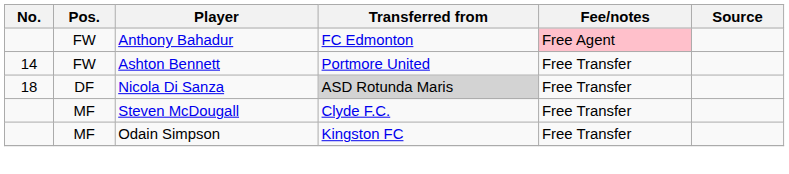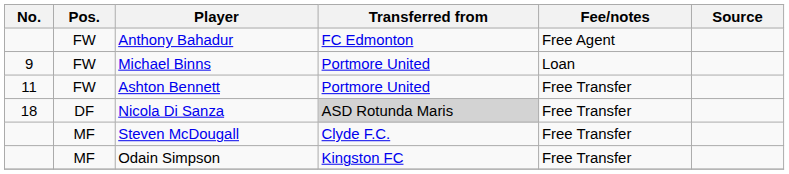(578, 40) pink background -> (578, 40) no background
+ row: (165, 64)
(29, 64) 14 -> (29, 87) 11
